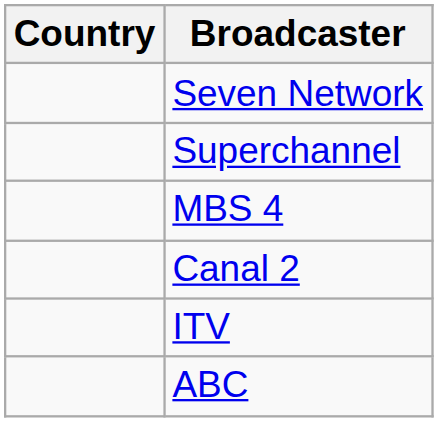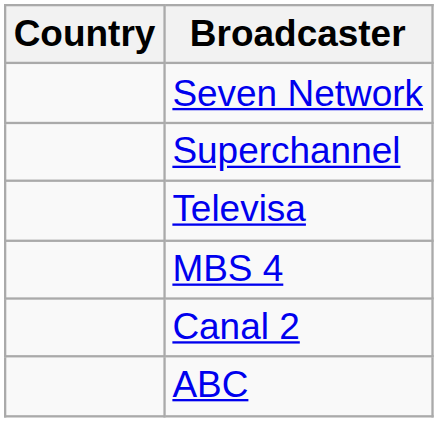+ row: (239, 209)
- row: (201, 326)
